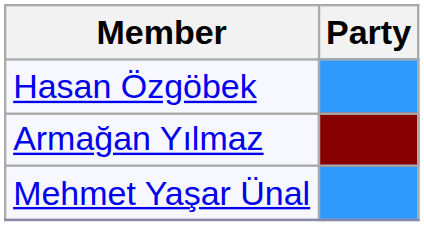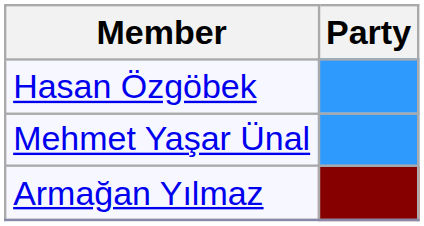rows swapped: (162, 193) <-> (138, 140)
